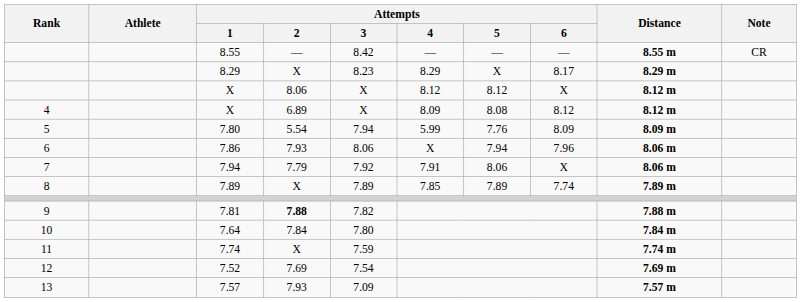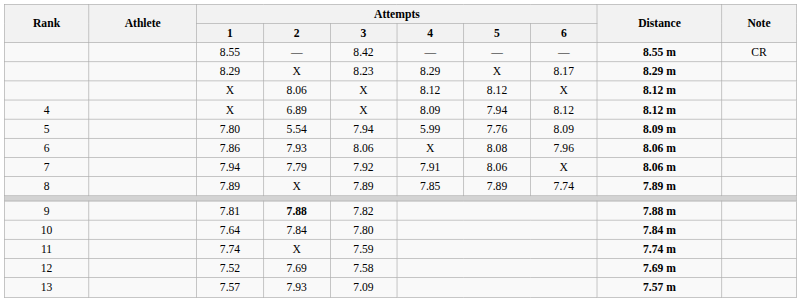(497, 109) 8.08 -> (497, 109) 7.94
(497, 147) 7.94 -> (497, 147) 8.08
(364, 268) 7.54 -> (364, 268) 7.58
